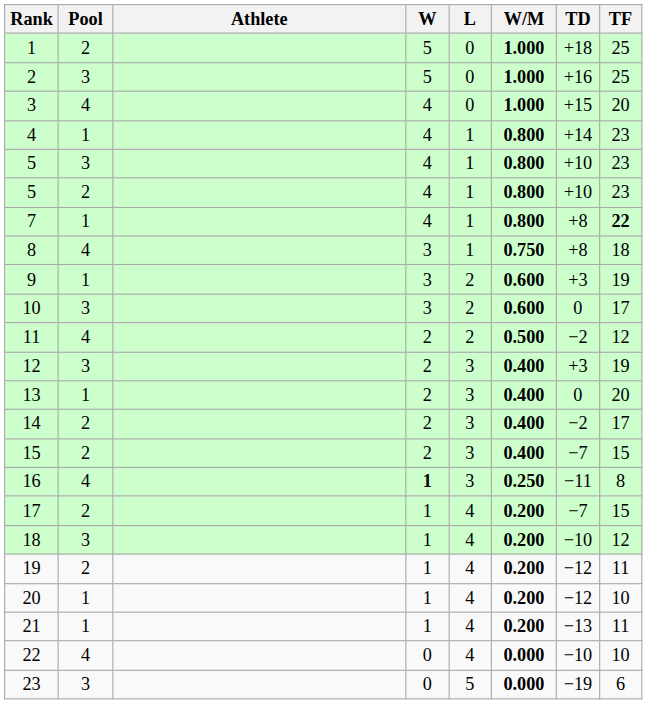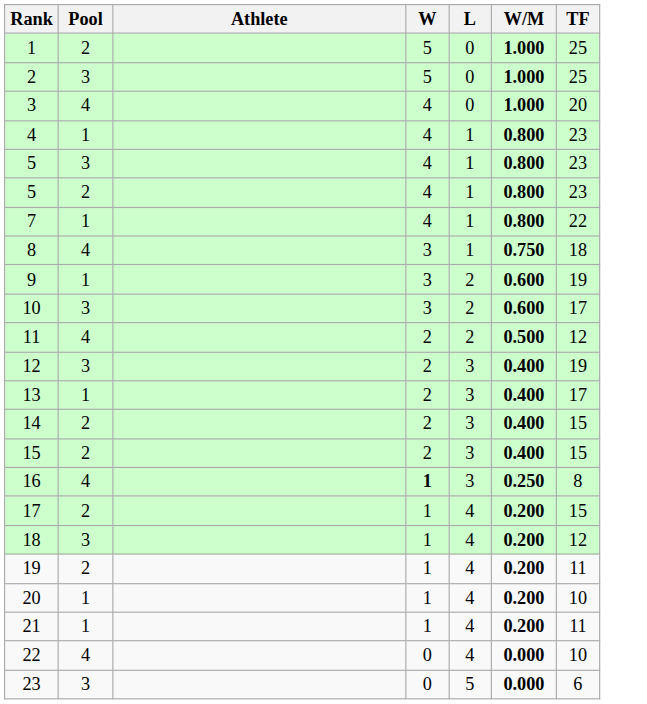- column: (578, 18)
(621, 221) bold -> (578, 221) normal
(621, 395) 20 -> (578, 395) 17
(621, 423) 17 -> (578, 423) 15
